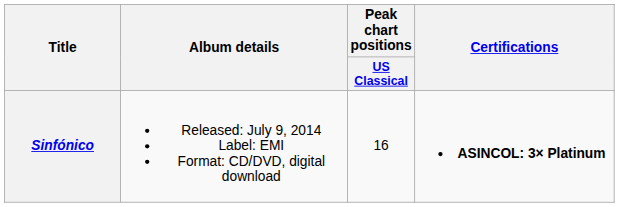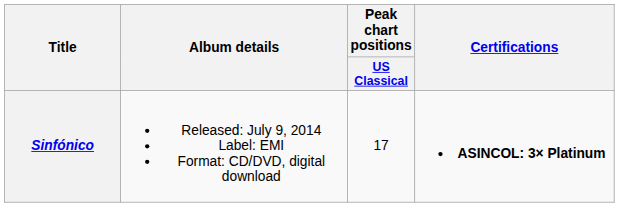(381, 146) 16 -> (381, 146) 17
